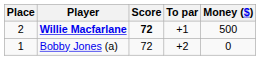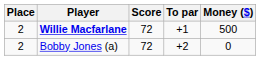(146, 30) bold -> (146, 30) normal
(21, 47) 1 -> (21, 47) 2
